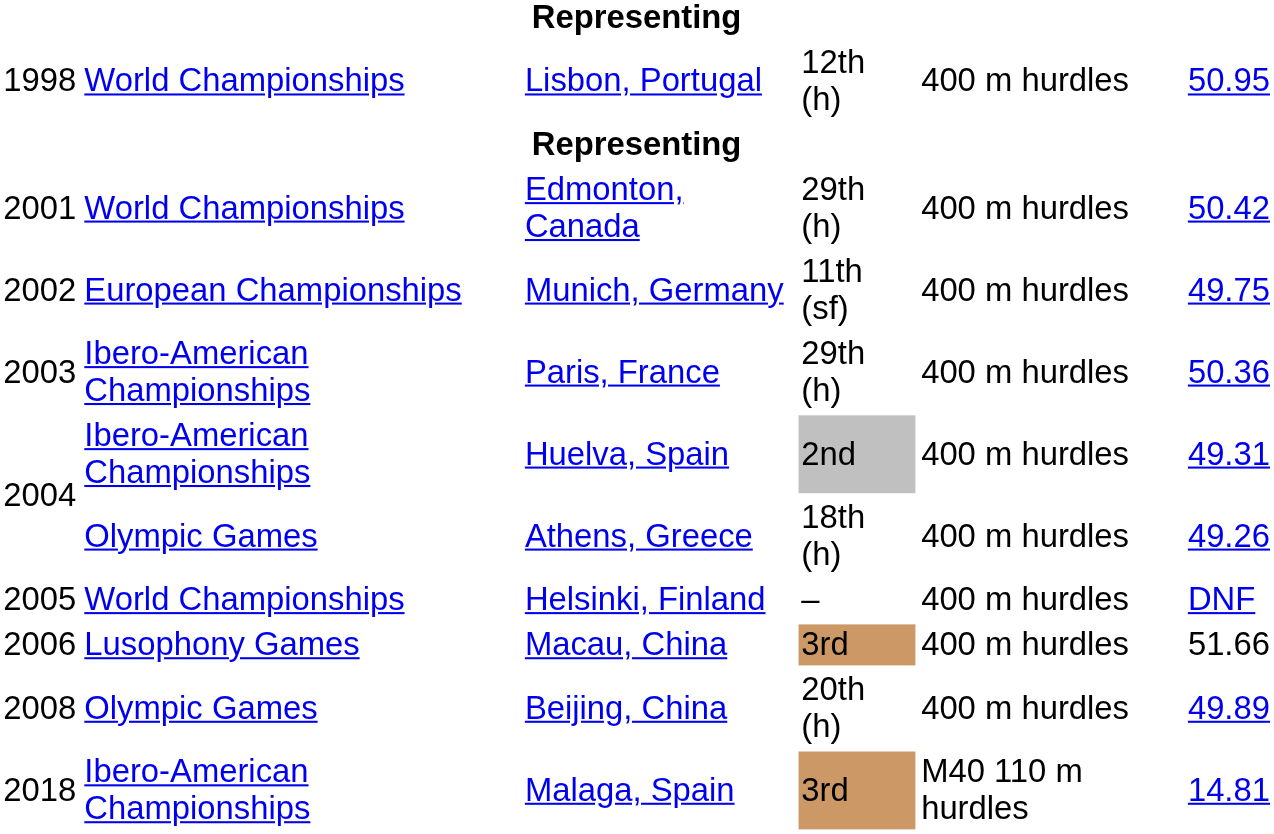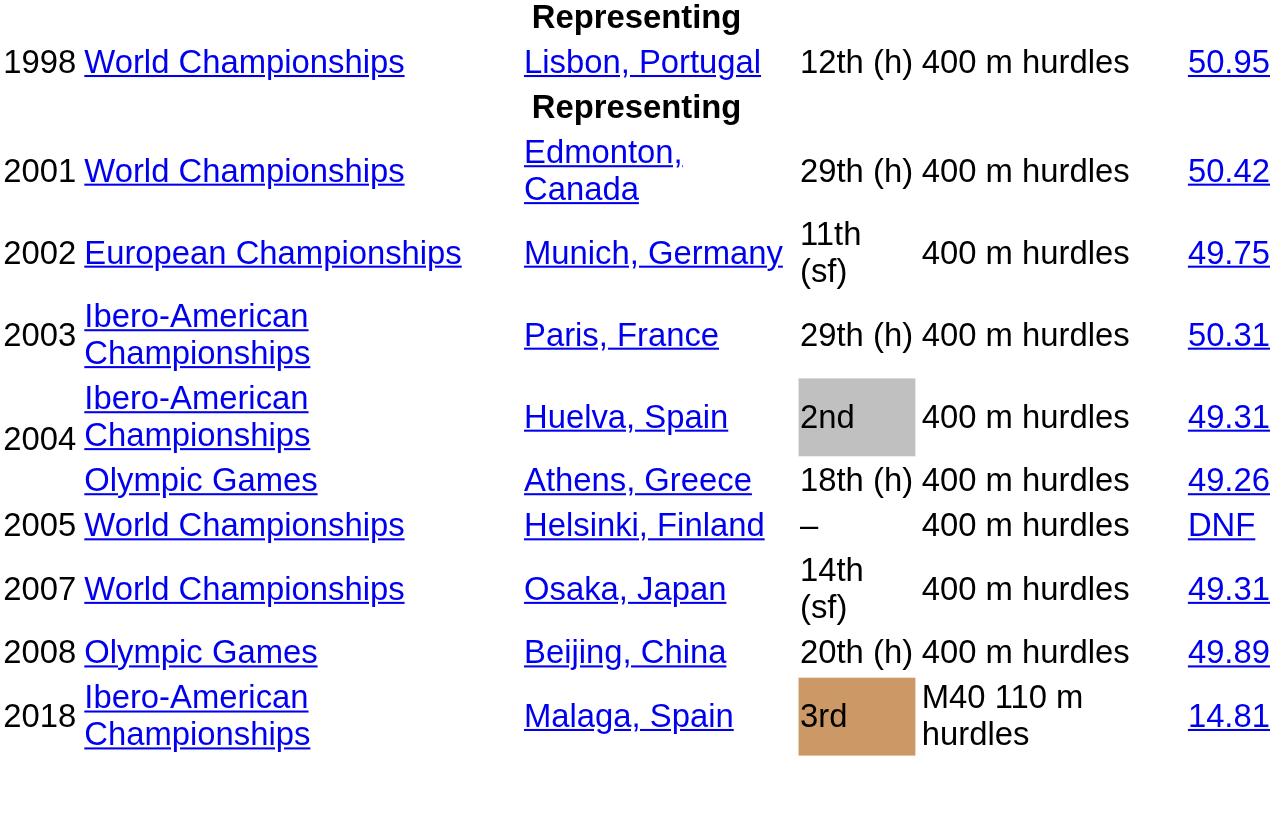(1229, 371) 50.36 -> (1229, 334) 50.31
- row: (626, 644)
+ row: (625, 589)
